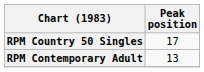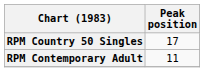(172, 58) 13 -> (172, 58) 11
